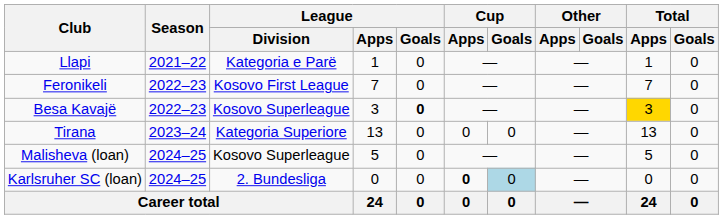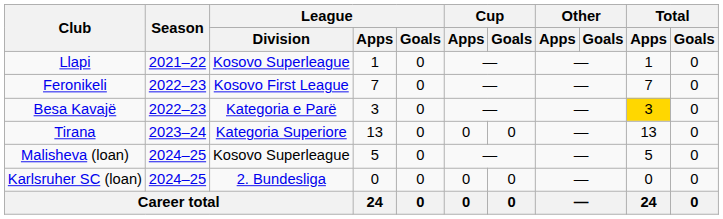(281, 62) Kategoria e Parë -> (281, 62) Kosovo Superleague
(281, 109) Kosovo Superleague -> (281, 109) Kategoria e Parë
(420, 109) bold -> (420, 109) normal
(466, 179) bold -> (466, 179) normal
(512, 179) lightblue background -> (512, 179) no background
